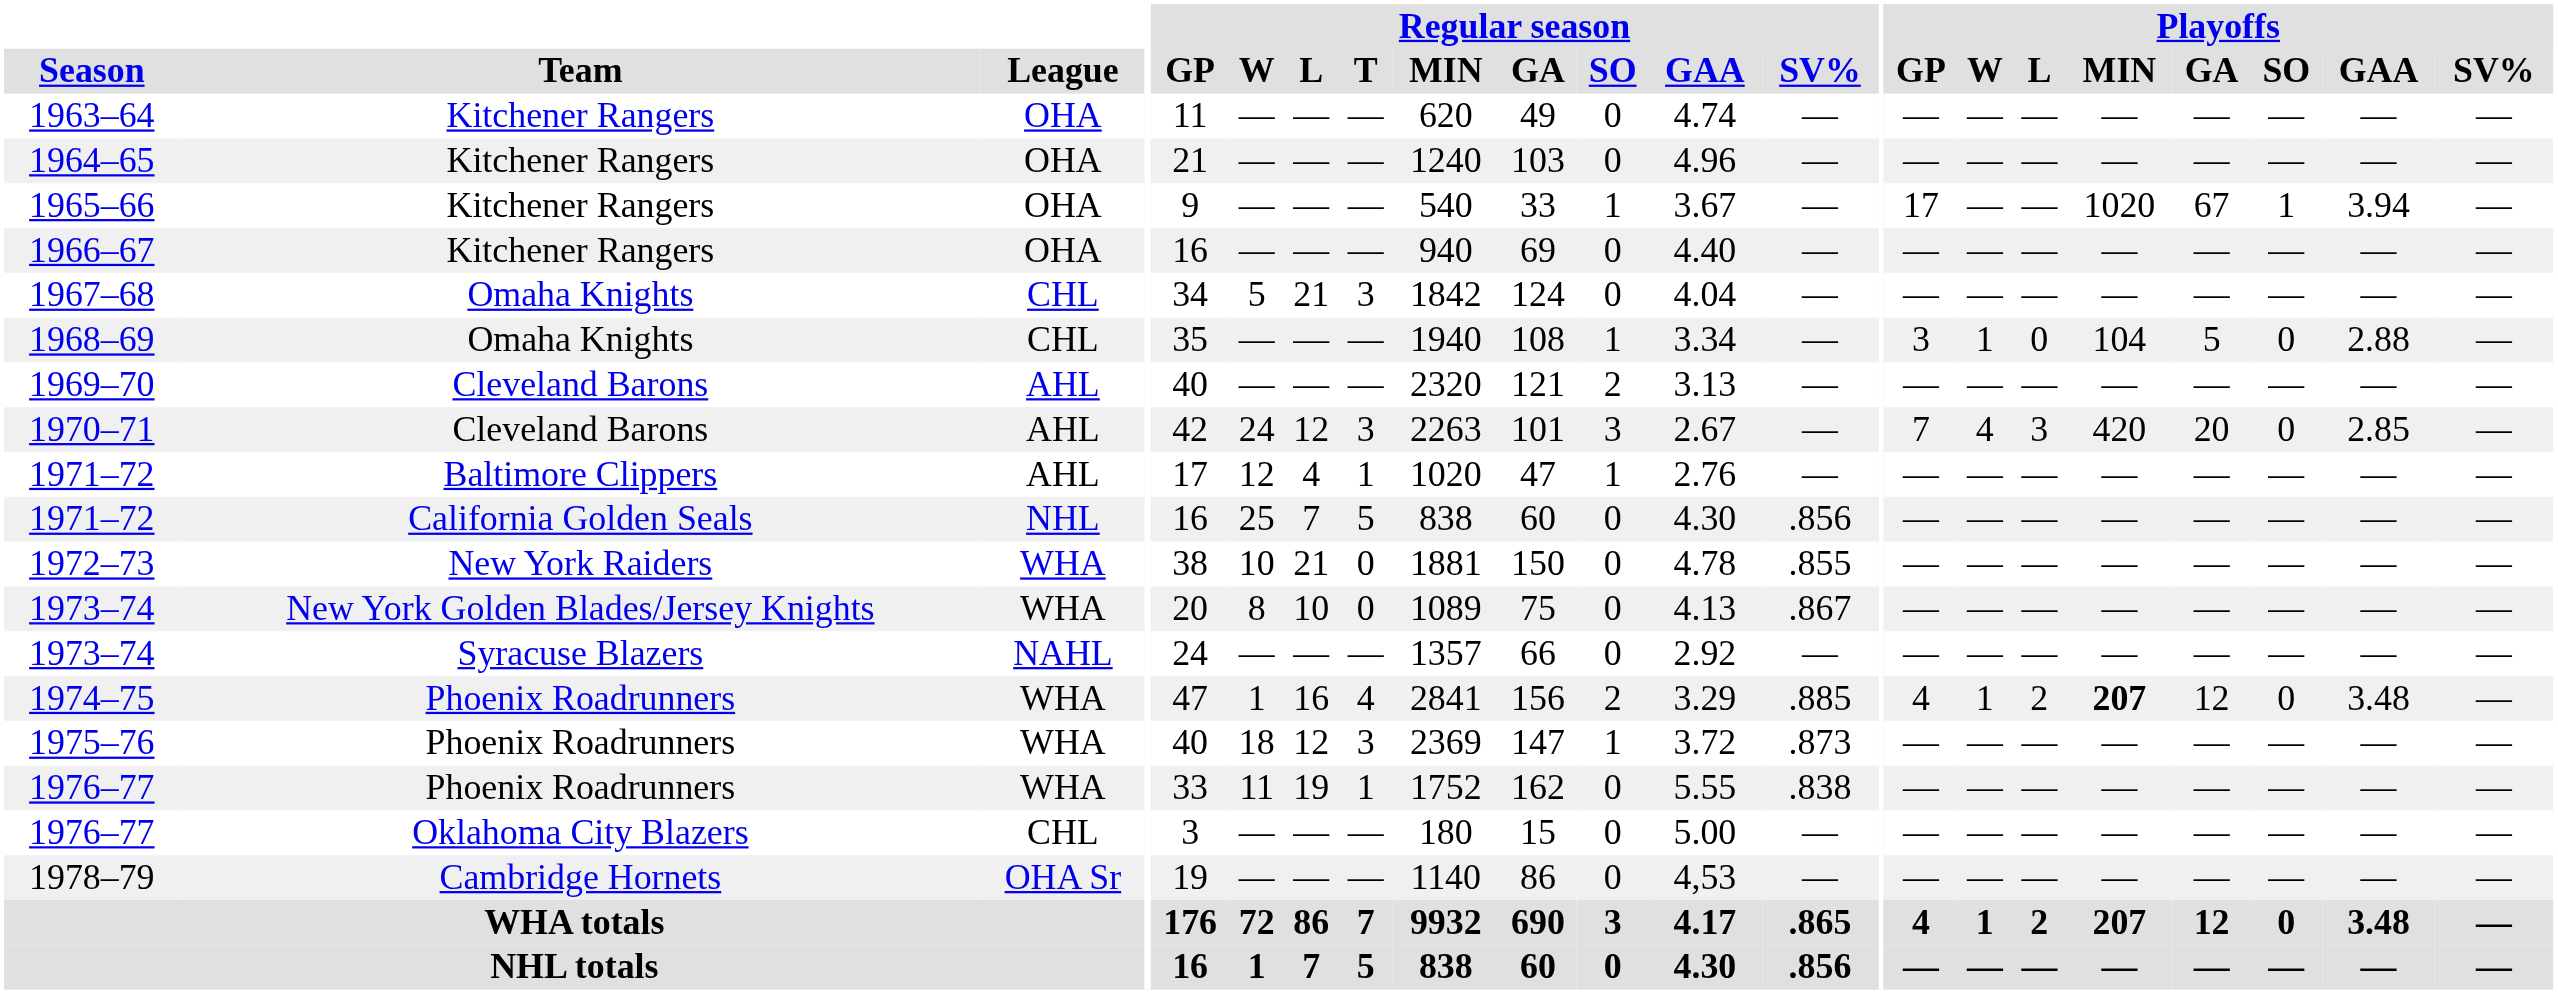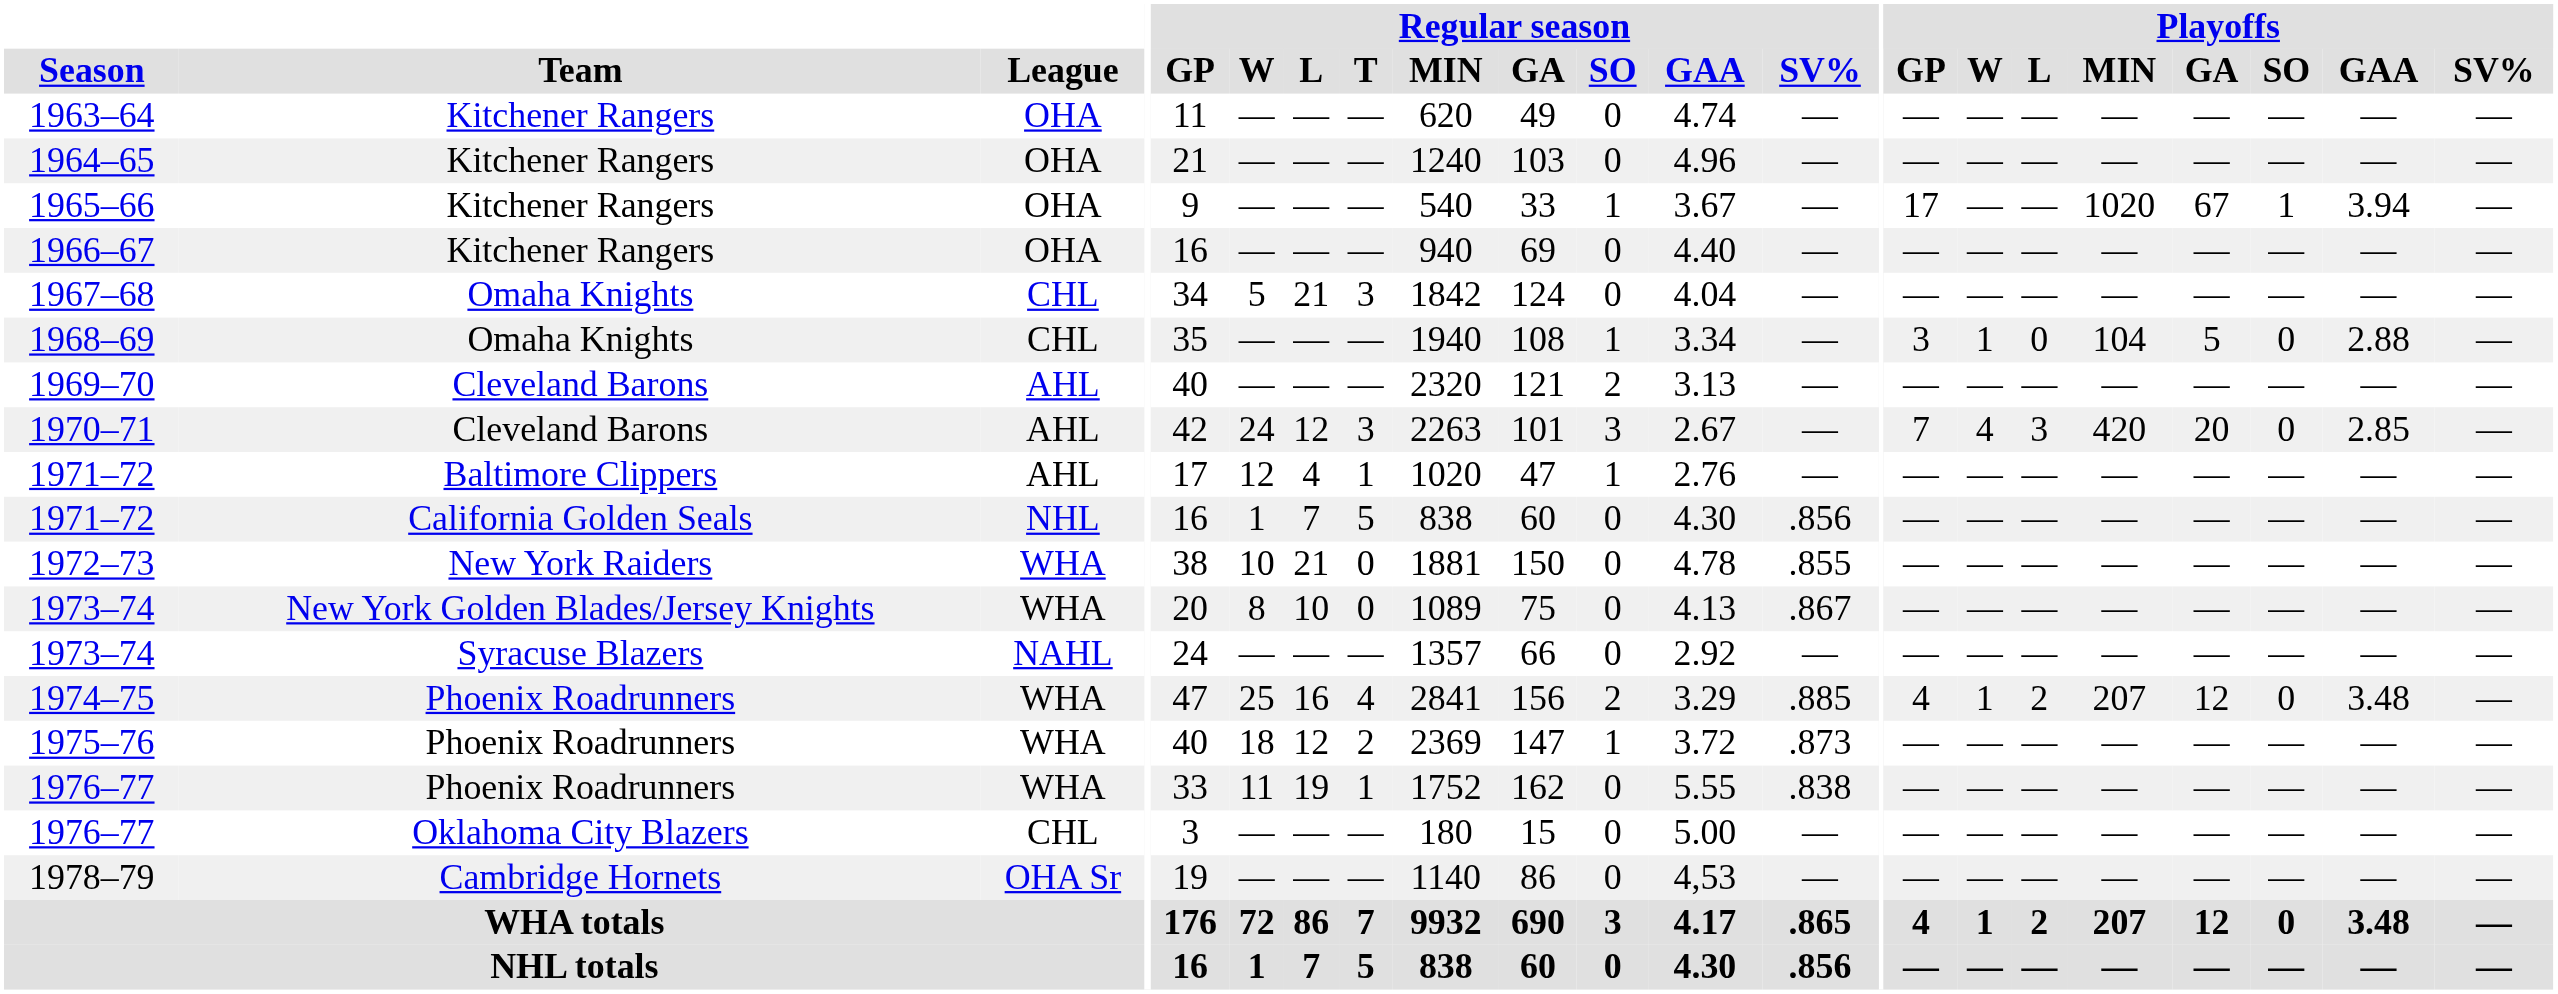(1257, 518) 25 -> (1257, 518) 1
(1257, 697) 1 -> (1257, 697) 25
(2119, 697) bold -> (2119, 697) normal
(1366, 742) 3 -> (1366, 742) 2
